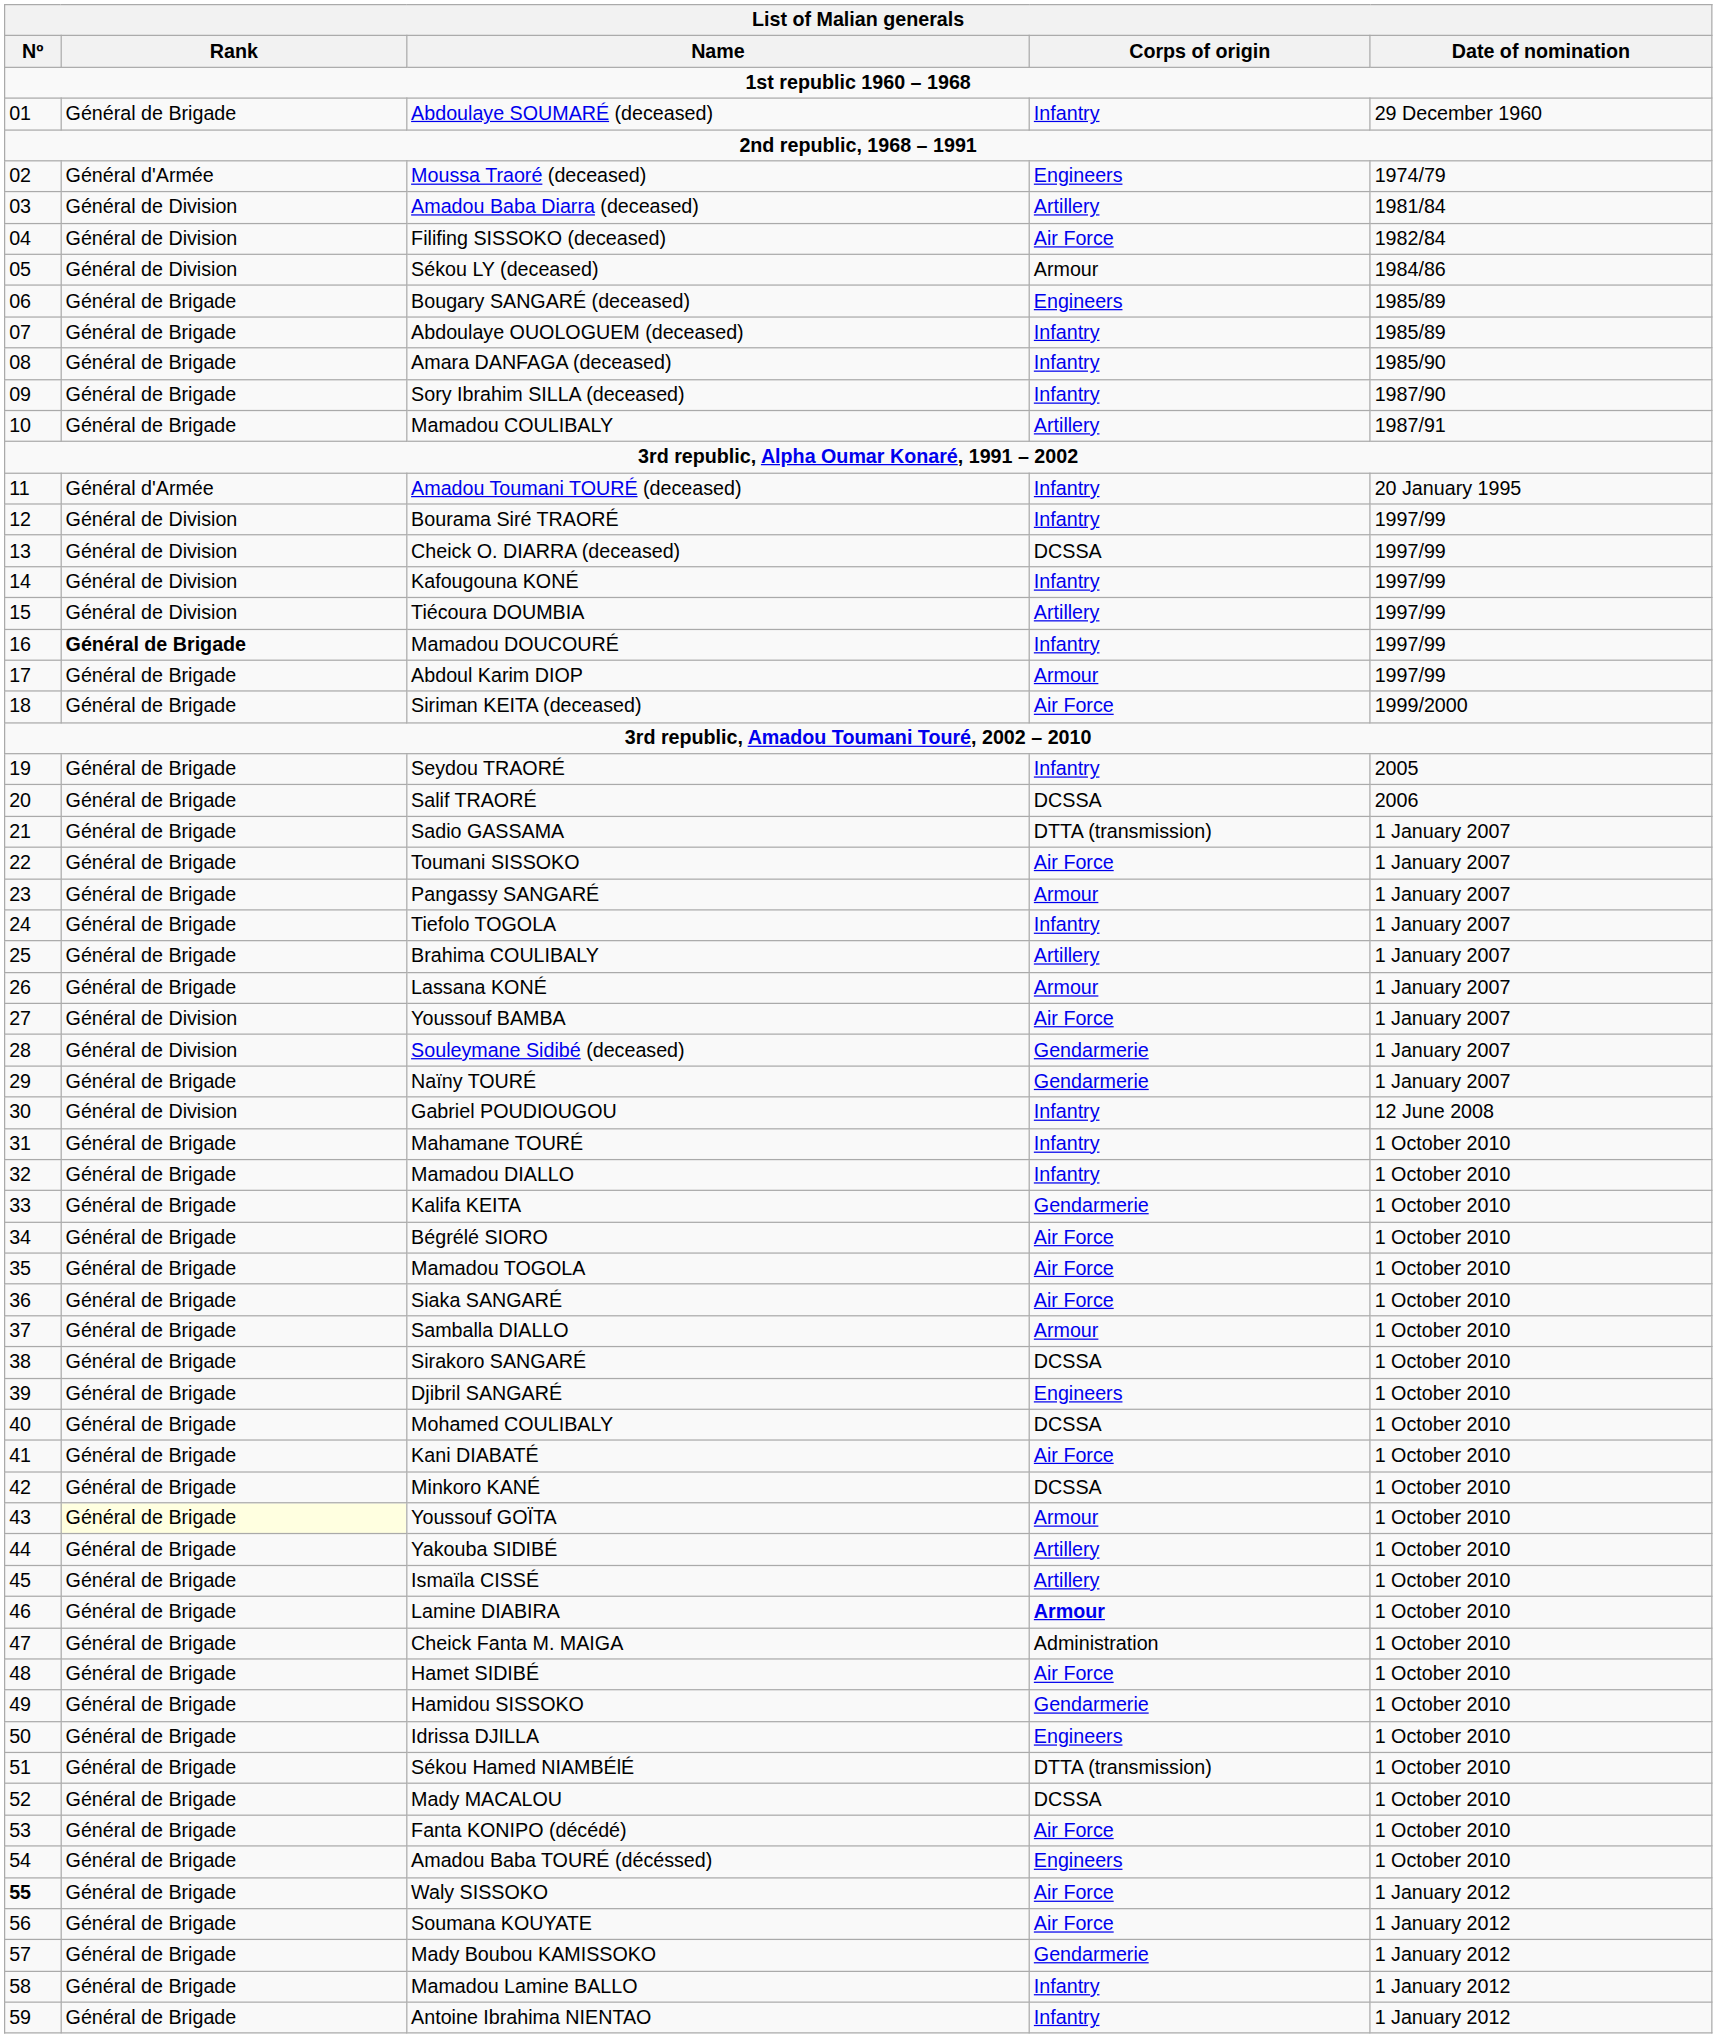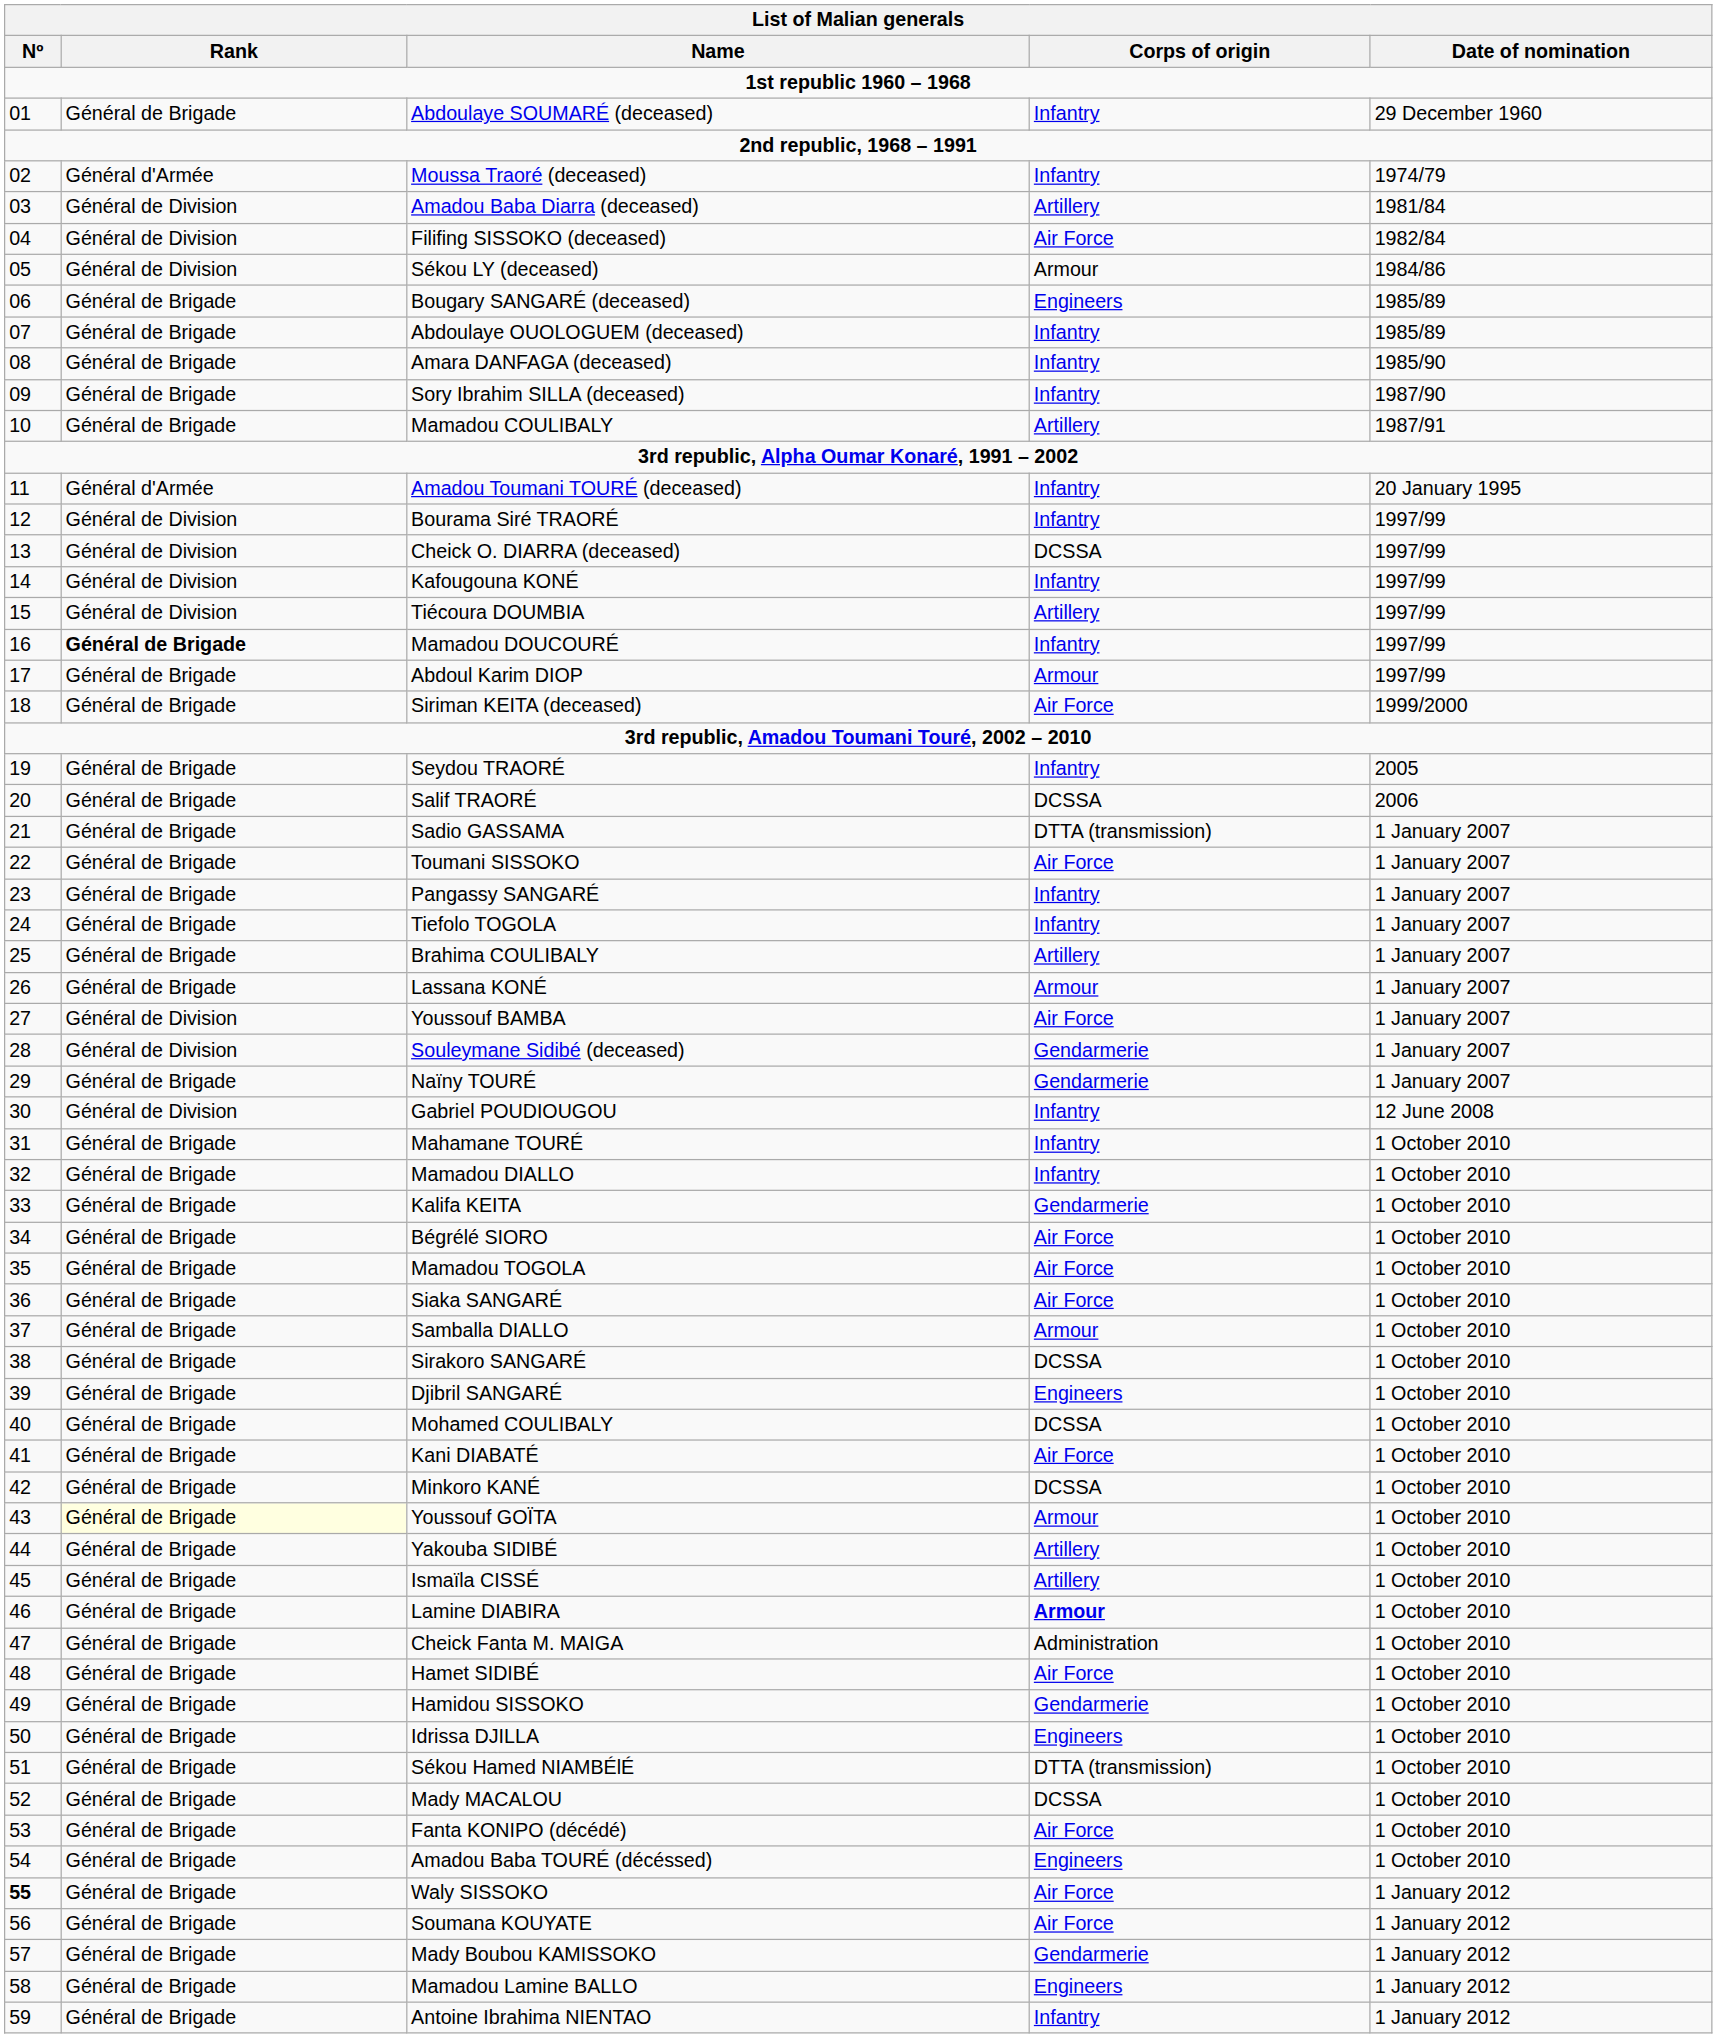(1078, 176) Engineers -> (1067, 176) Infantry
(1066, 894) Armour -> (1067, 894) Infantry
(1067, 1986) Infantry -> (1078, 1986) Engineers
